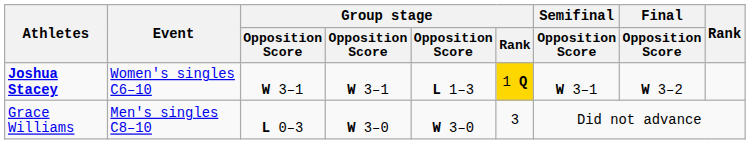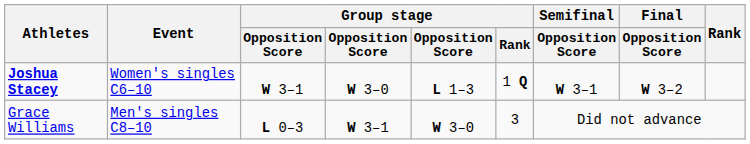(368, 90) W 3–1 -> (368, 90) W 3–0
(515, 82) gold background -> (515, 82) no background
(368, 128) W 3–0 -> (368, 128) W 3–1
